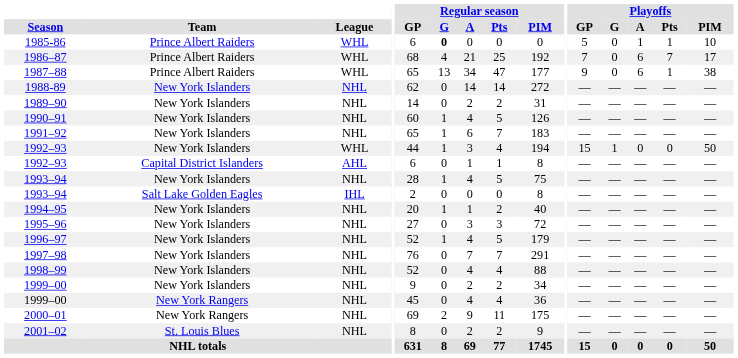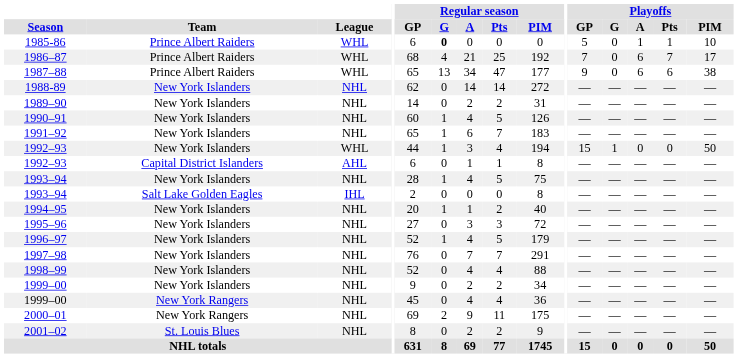(670, 72) 1 -> (670, 72) 6
